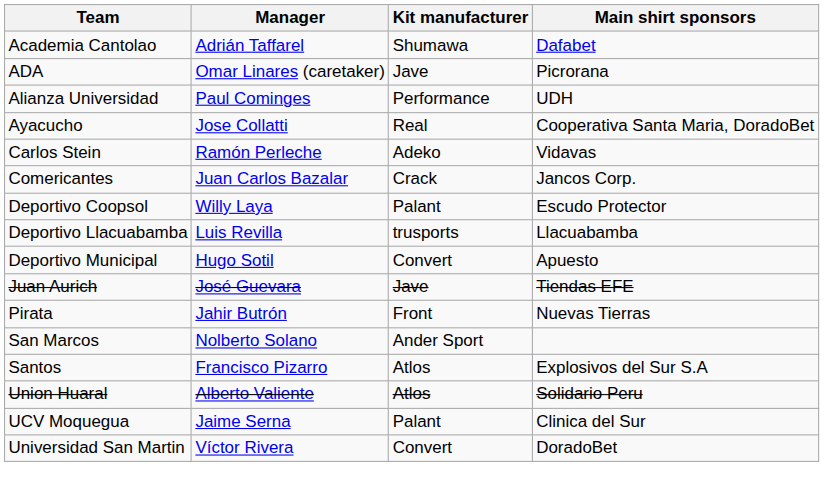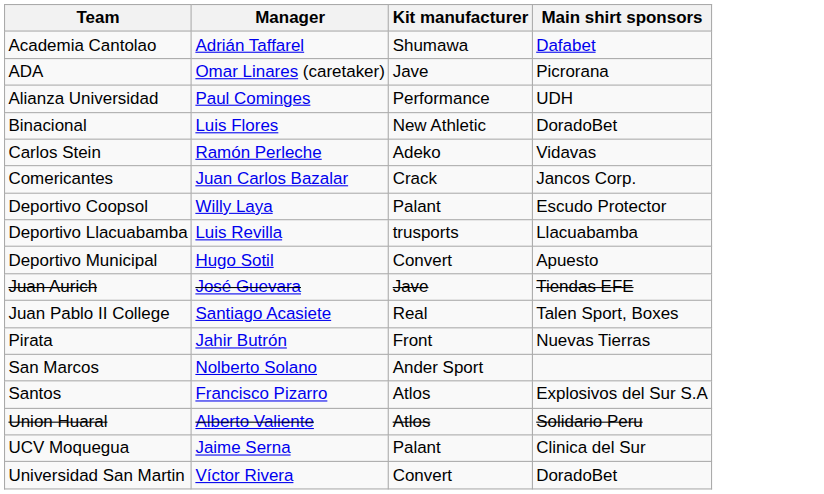- row: (46, 125)
+ row: (48, 125)
+ row: (89, 313)
